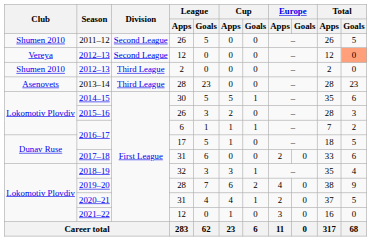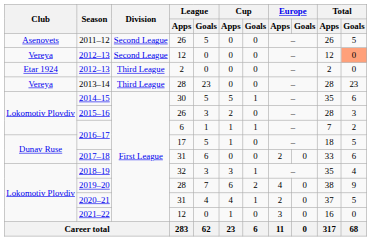(41, 41) Shumen 2010 -> (41, 41) Asenovets
(41, 70) Shumen 2010 -> (41, 70) Etar 1924
(41, 84) Asenovets -> (41, 84) Vereya
